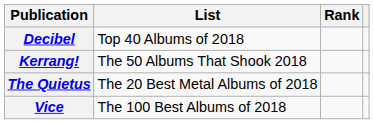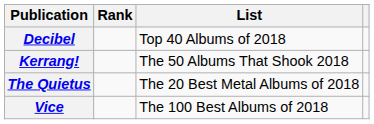columns swapped: (207, 15) <-> (342, 15)
